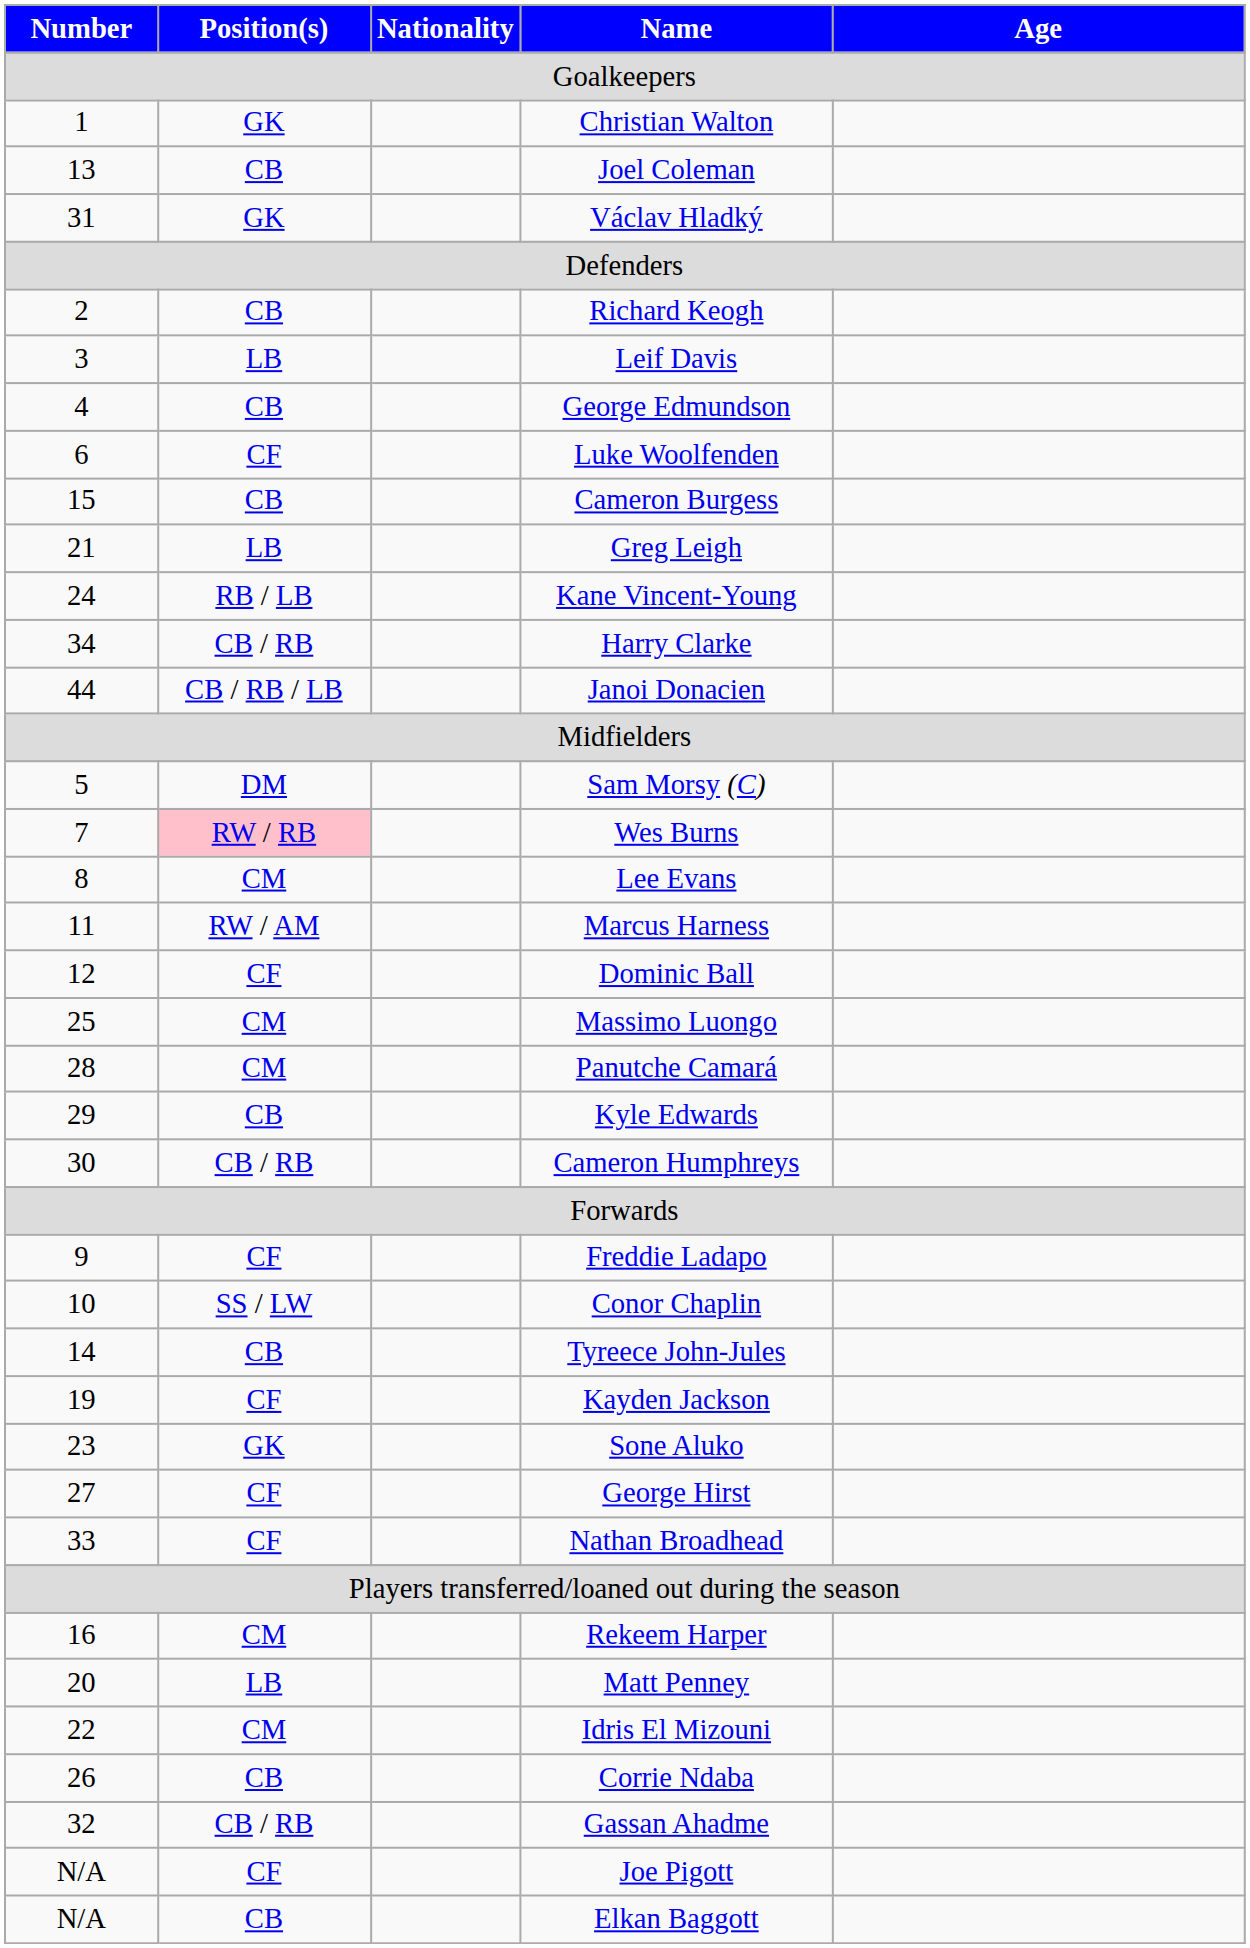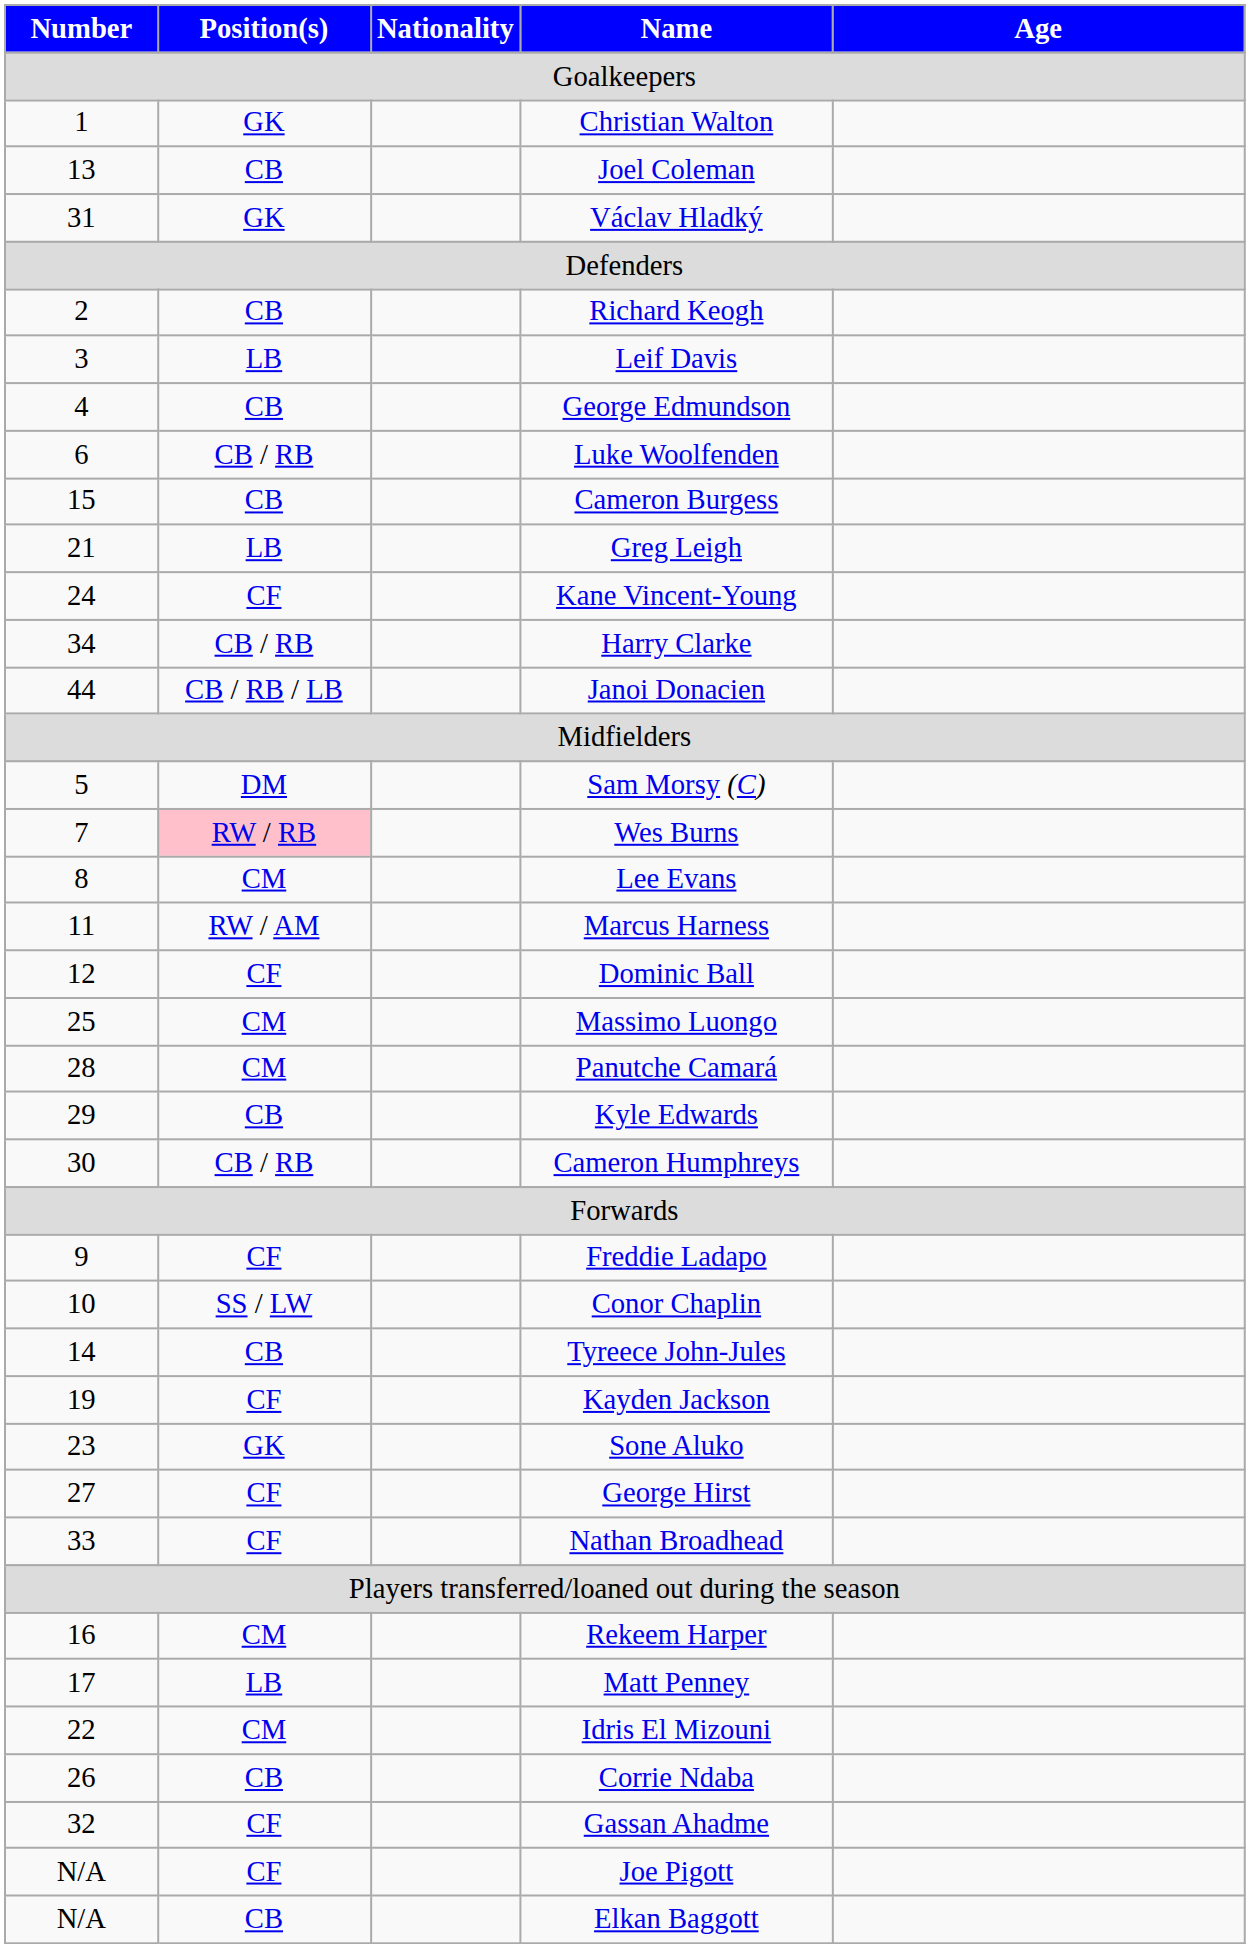(264, 453) CF -> (264, 453) CB / RB
(264, 595) RB / LB -> (264, 595) CF
(81, 1682) 20 -> (81, 1682) 17
(264, 1824) CB / RB -> (264, 1824) CF
